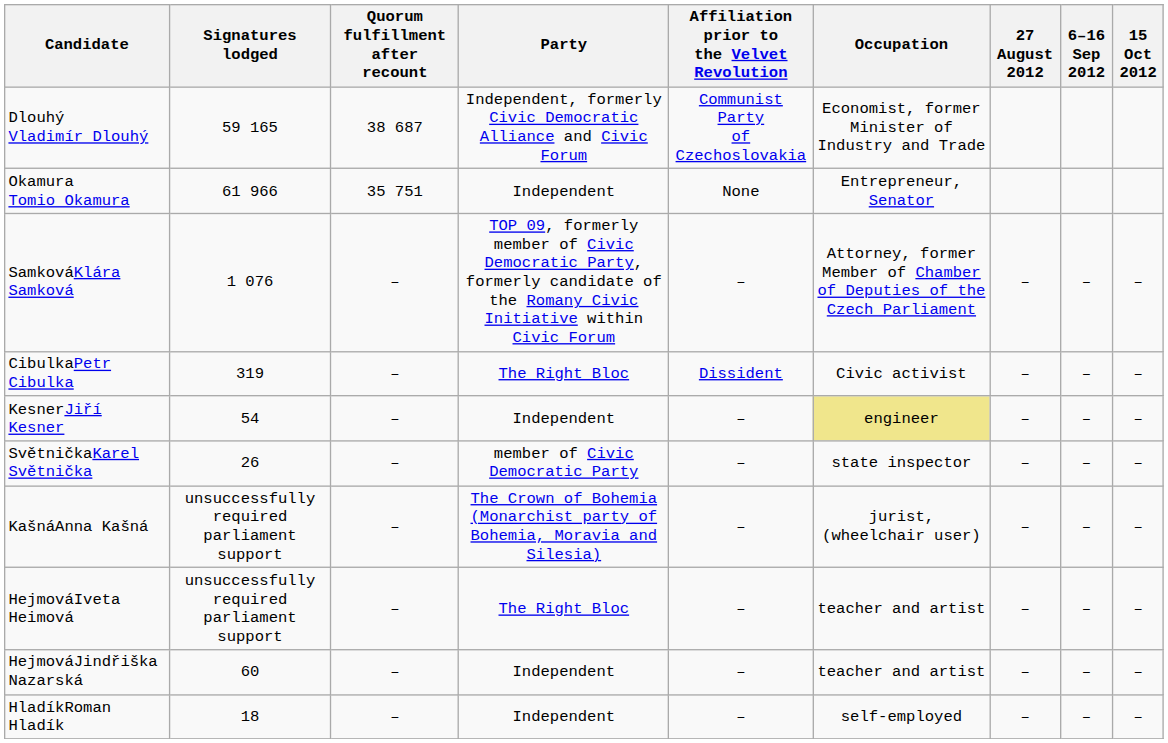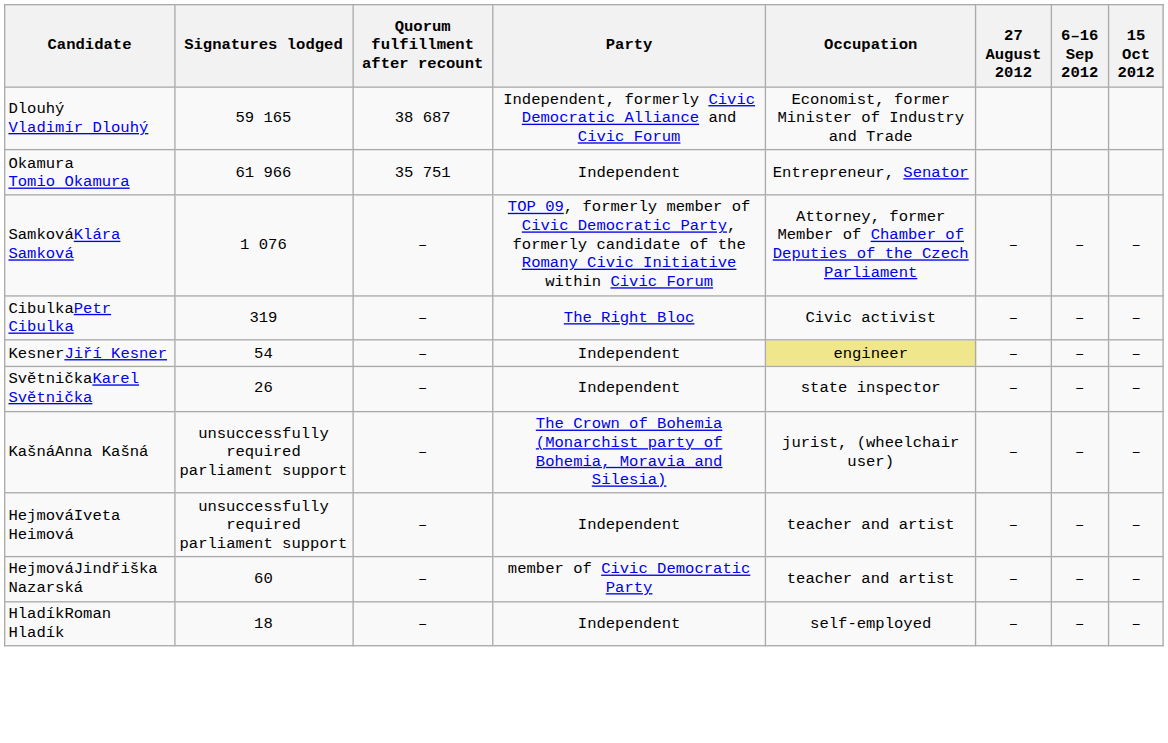- column: (741, 45)
(564, 463) member of Civic Democratic Party -> (629, 388) Independent
(564, 608) The Right Bloc -> (629, 524) Independent
(564, 672) Independent -> (629, 579) member of Civic Democratic Party
